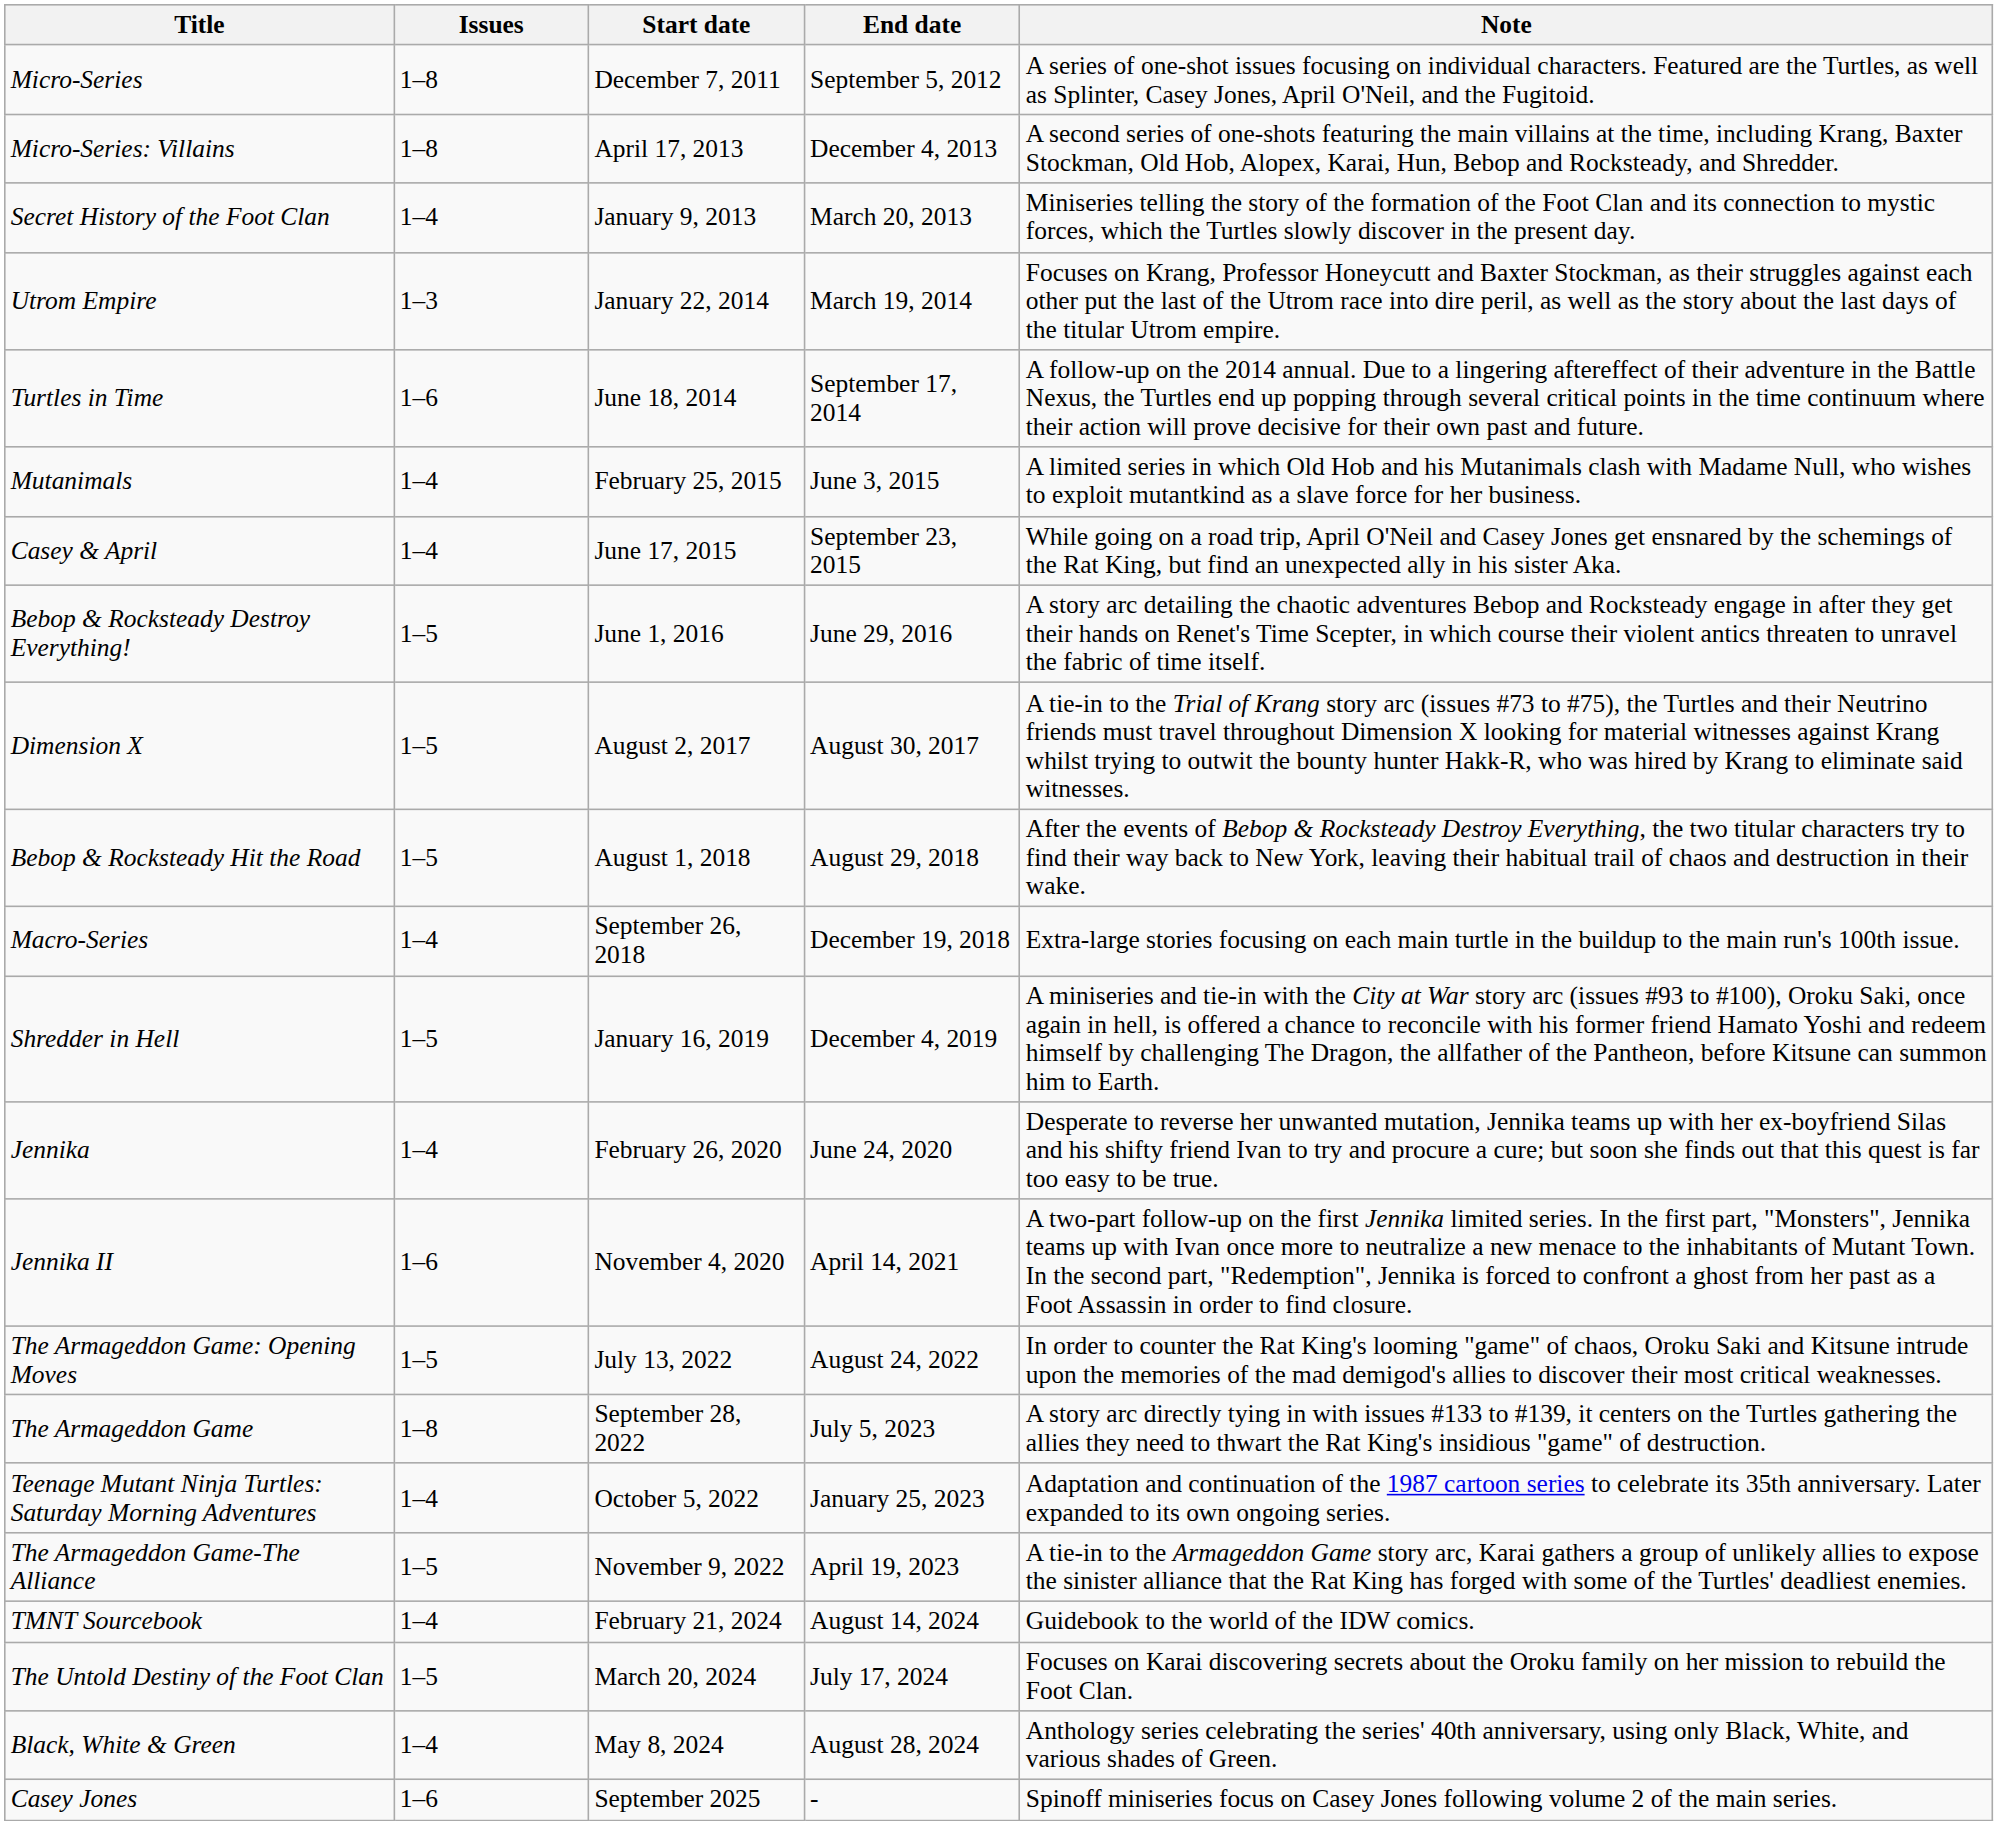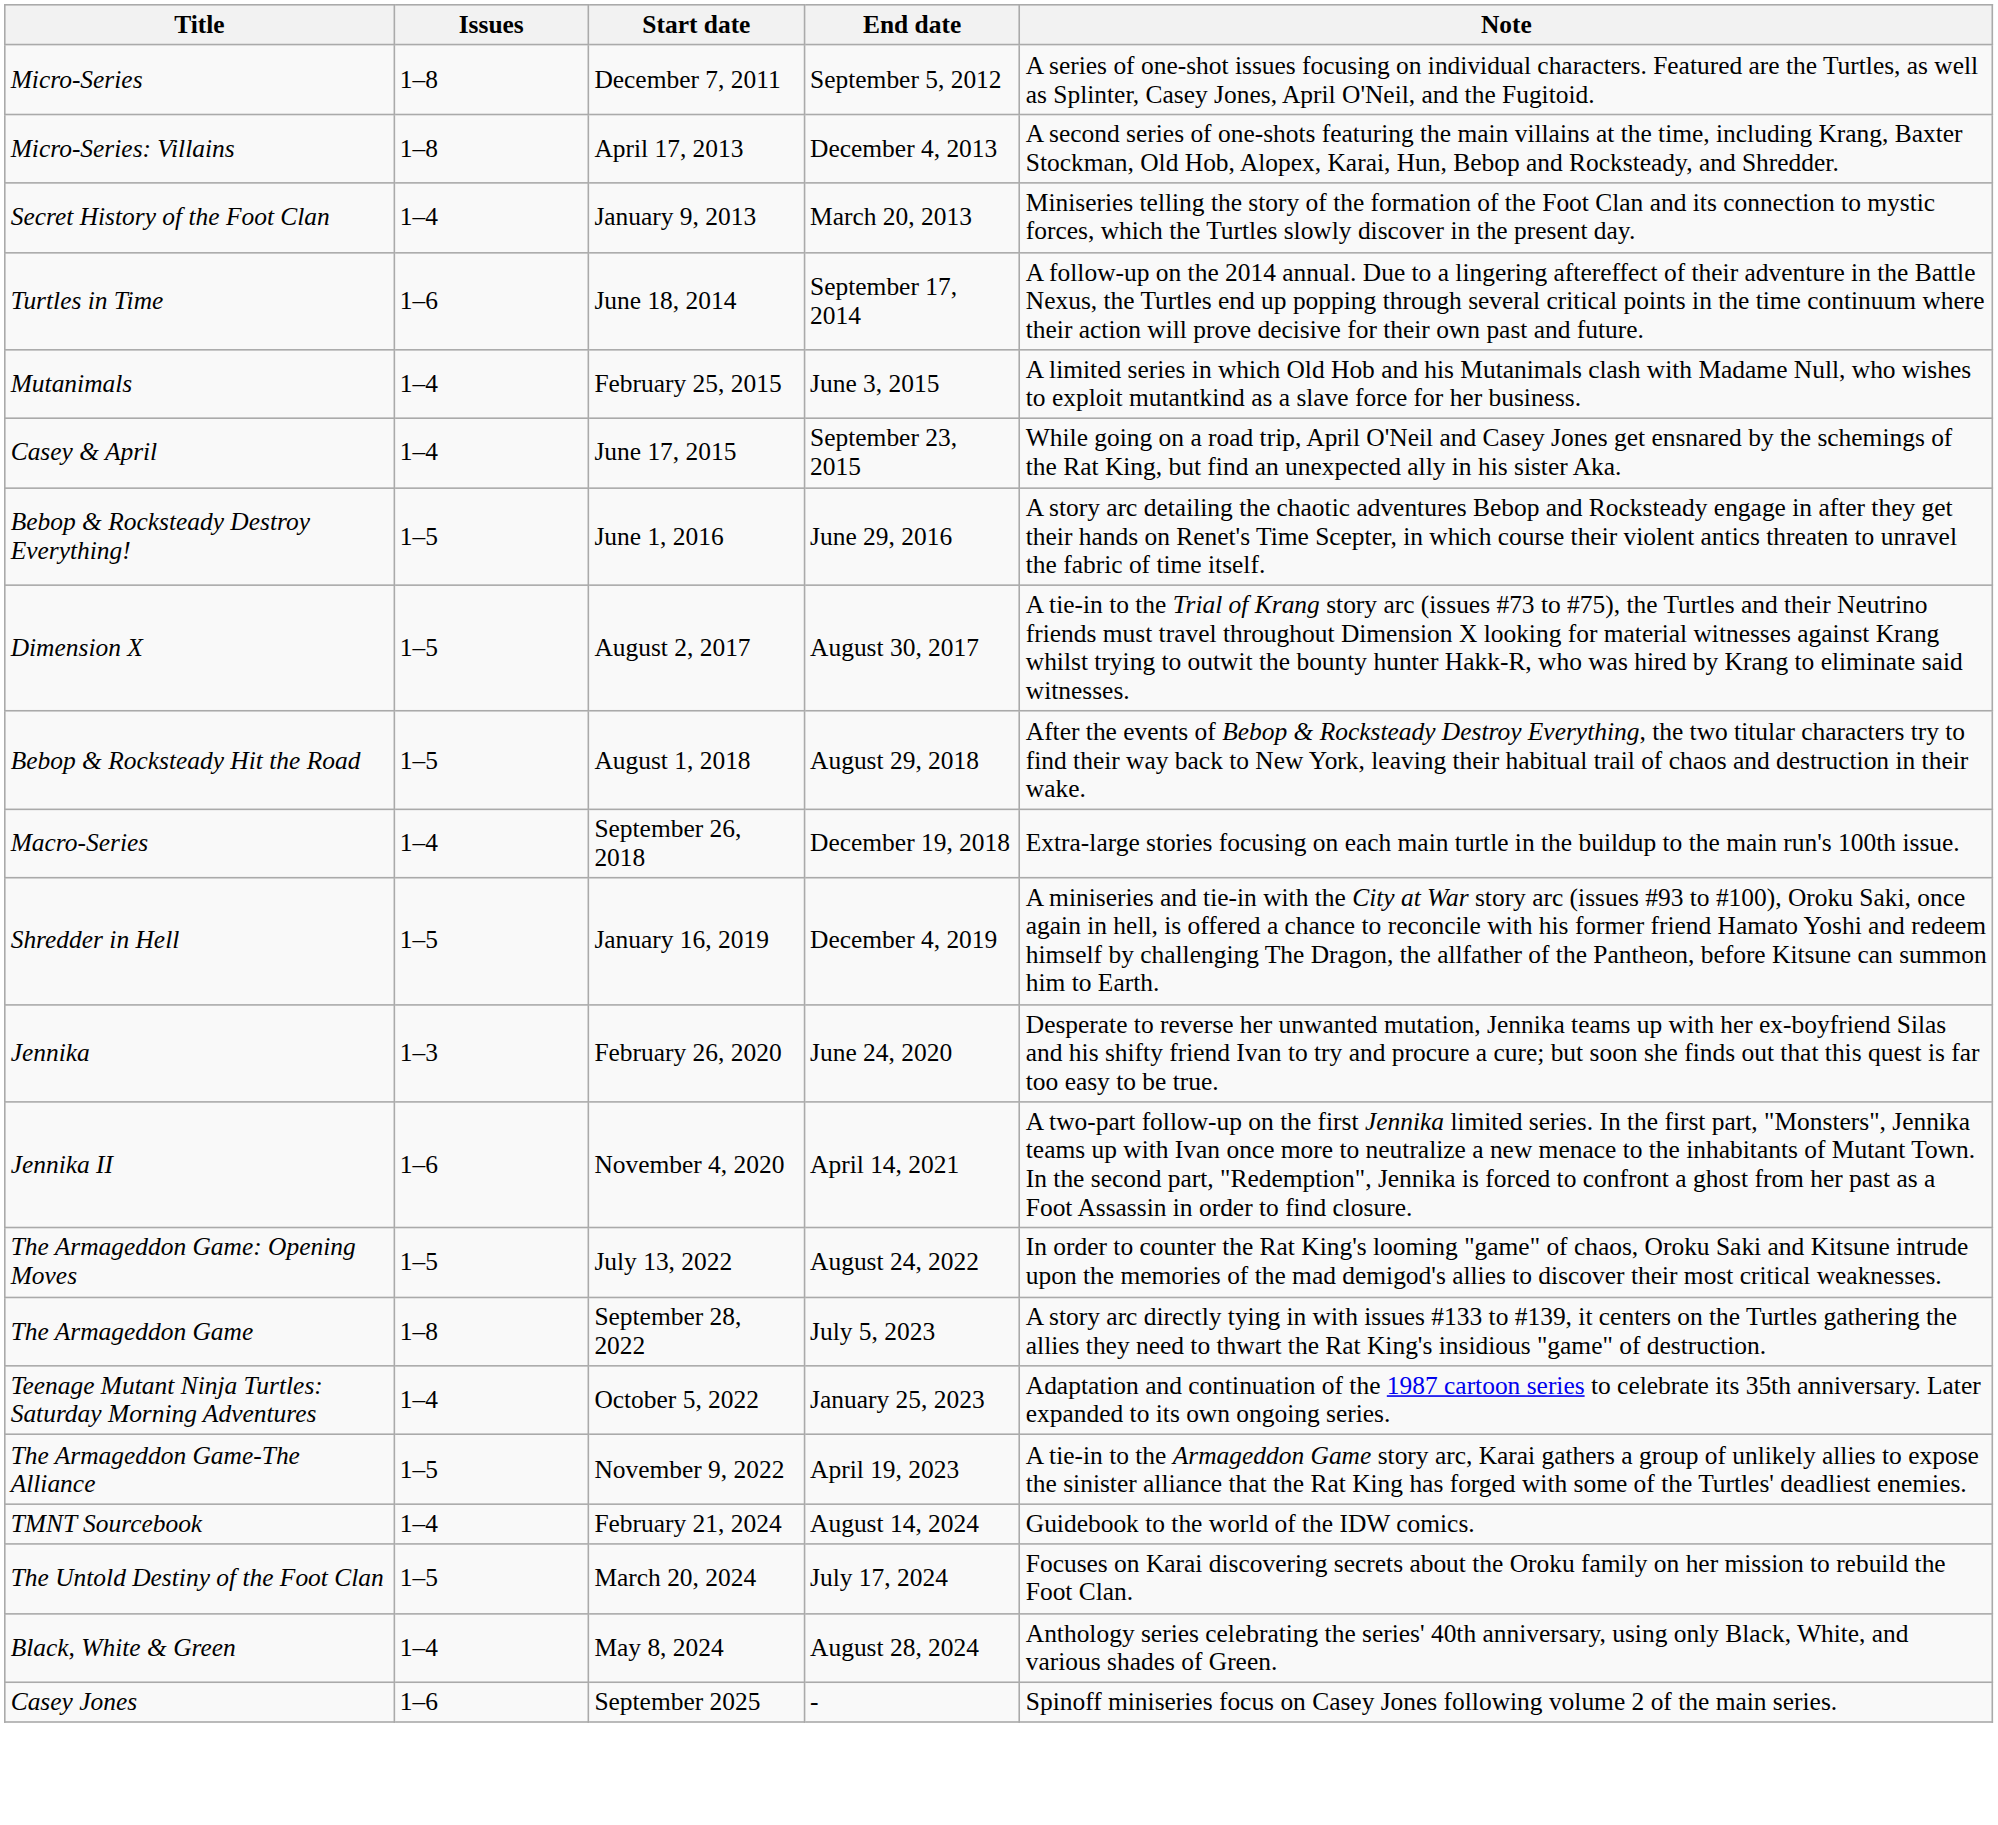- row: (84, 300)
(419, 1150) 1–4 -> (419, 1052) 1–3
